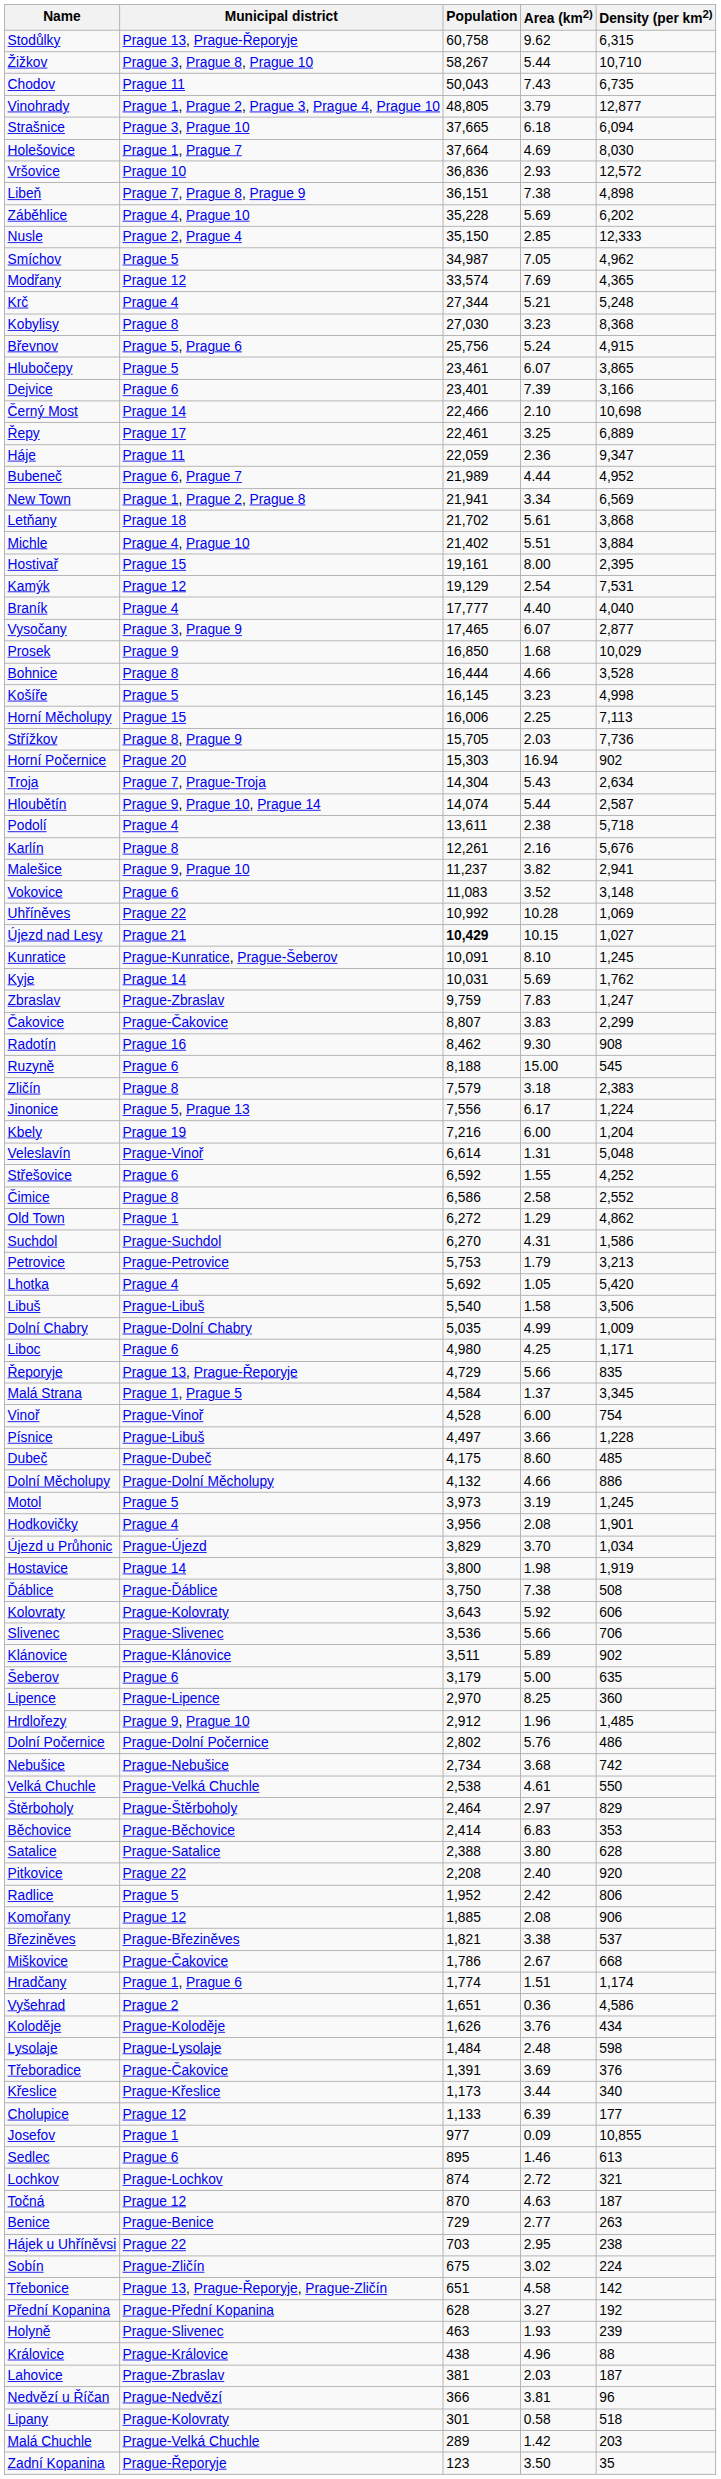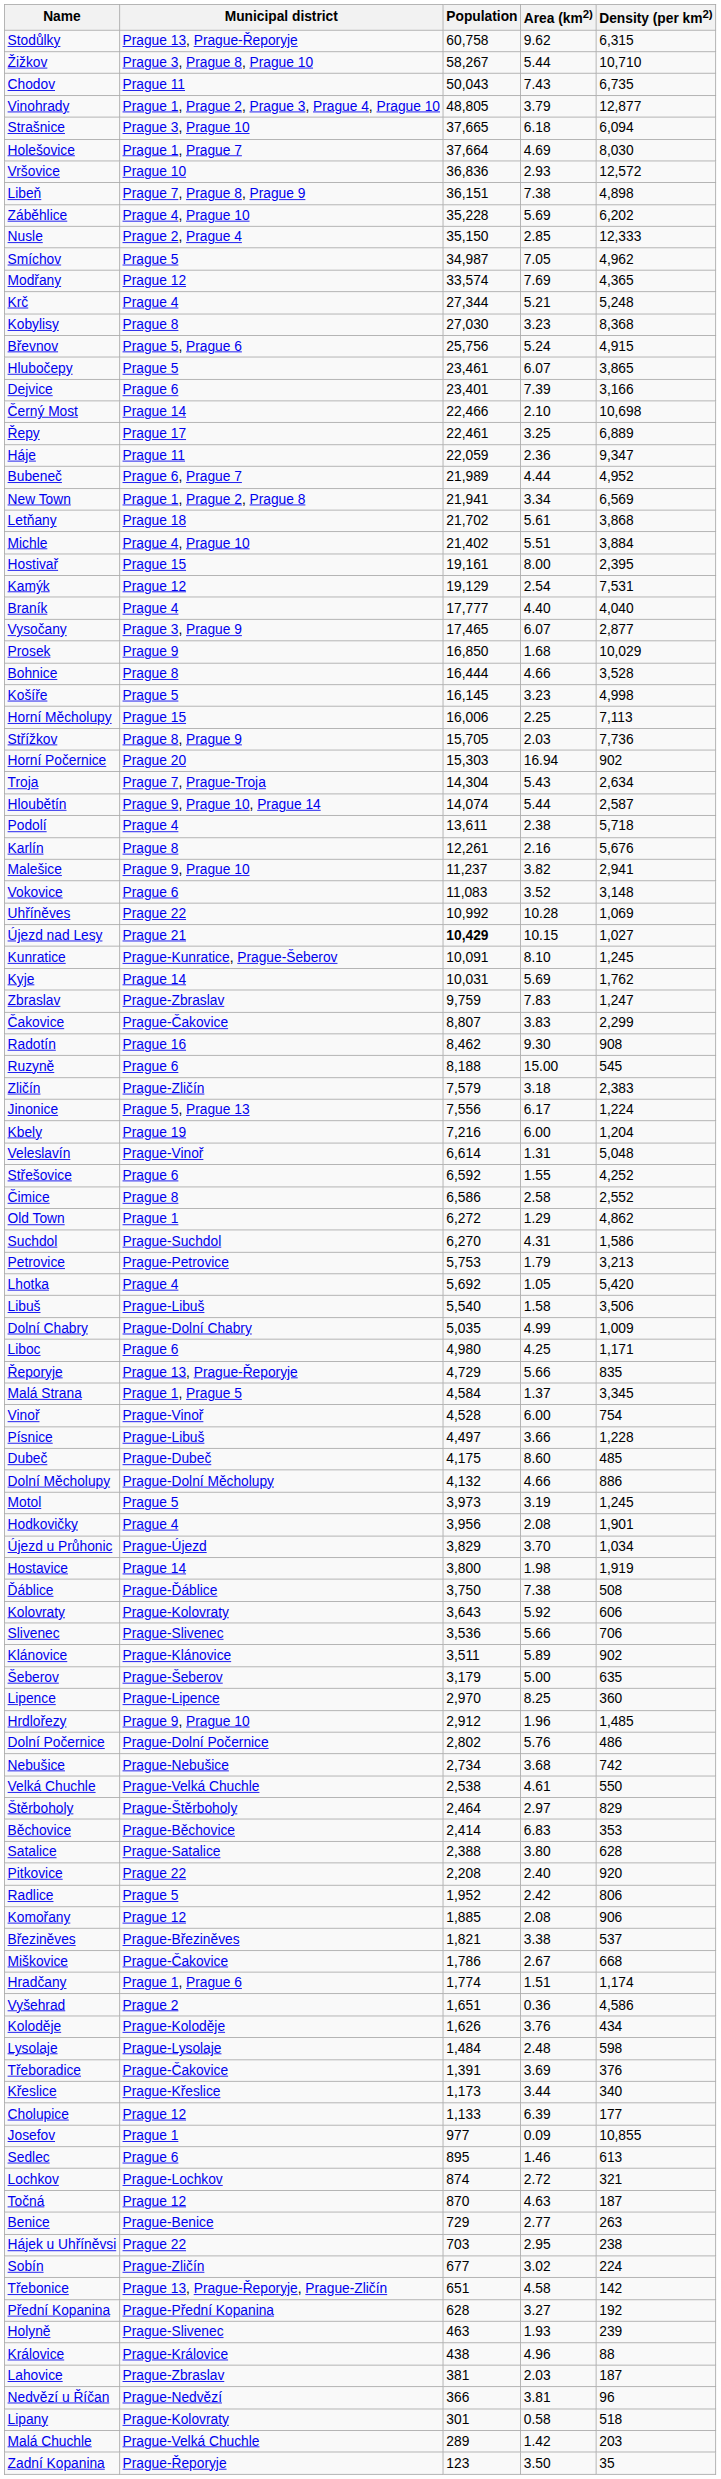(150, 1088) Prague 8 -> (163, 1088) Prague-Zličín
(150, 1677) Prague 6 -> (173, 1677) Prague-Šeberov
(458, 2266) 675 -> (458, 2266) 677
